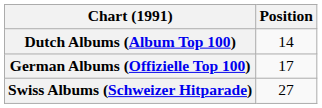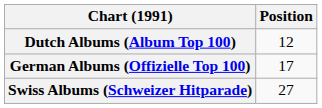(286, 41) 14 -> (286, 41) 12
